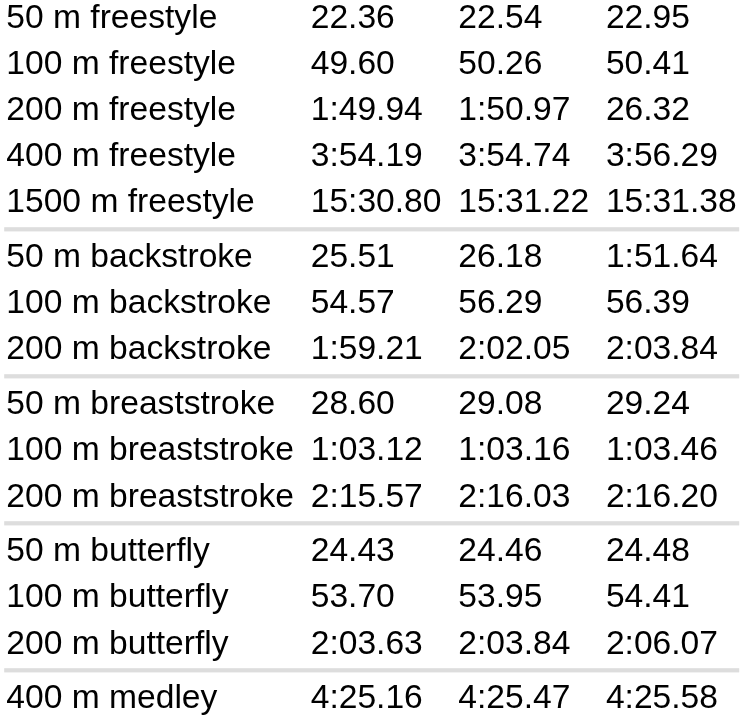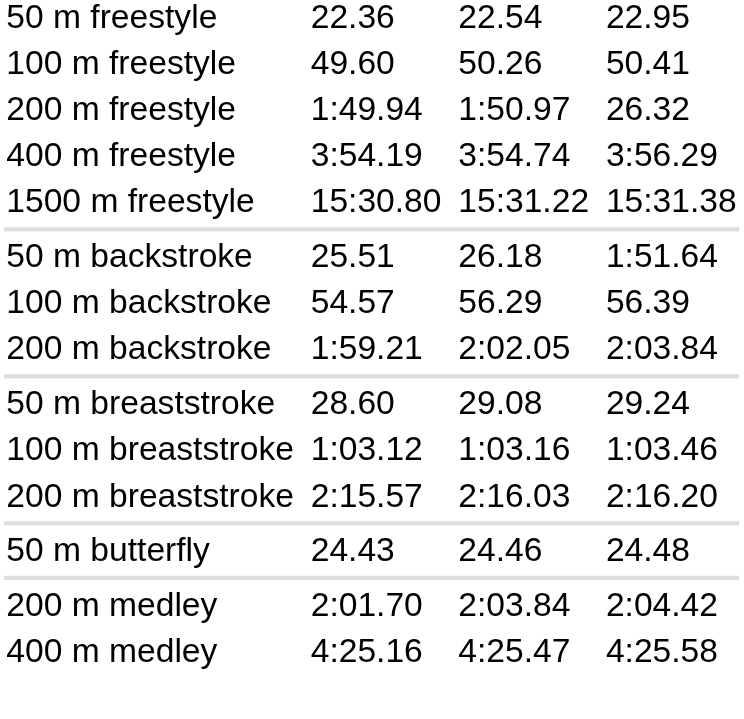- row: (117, 596)
- row: (117, 642)
+ row: (112, 604)
